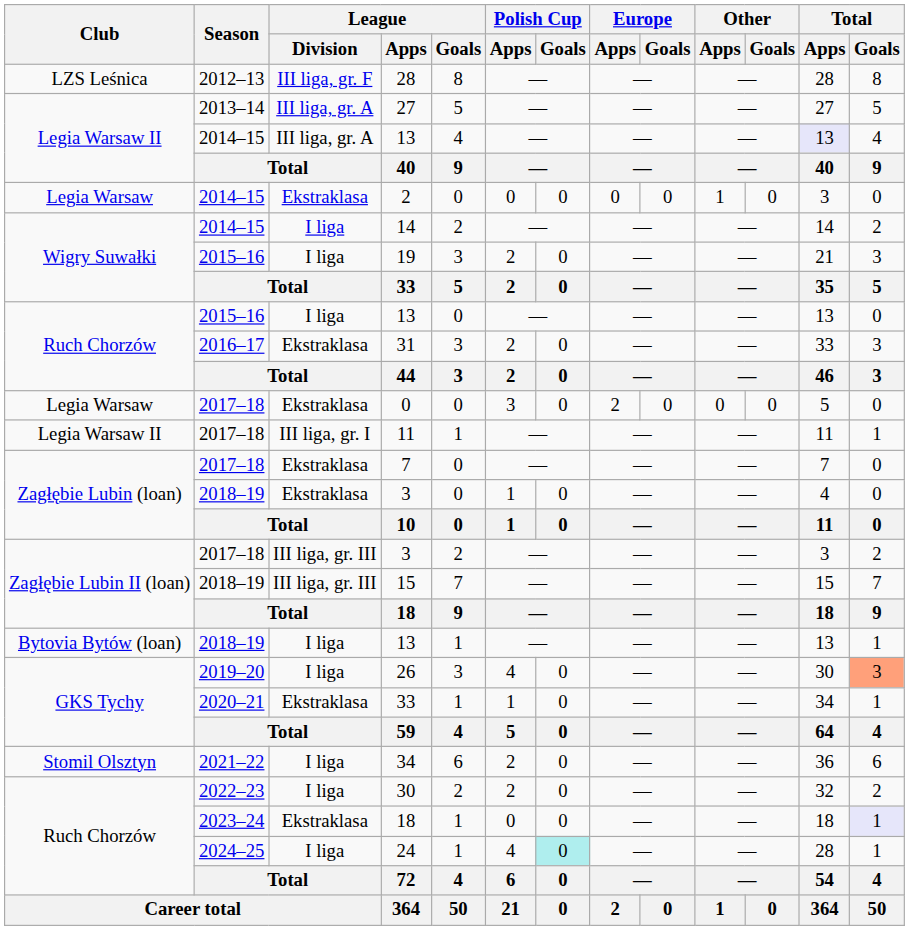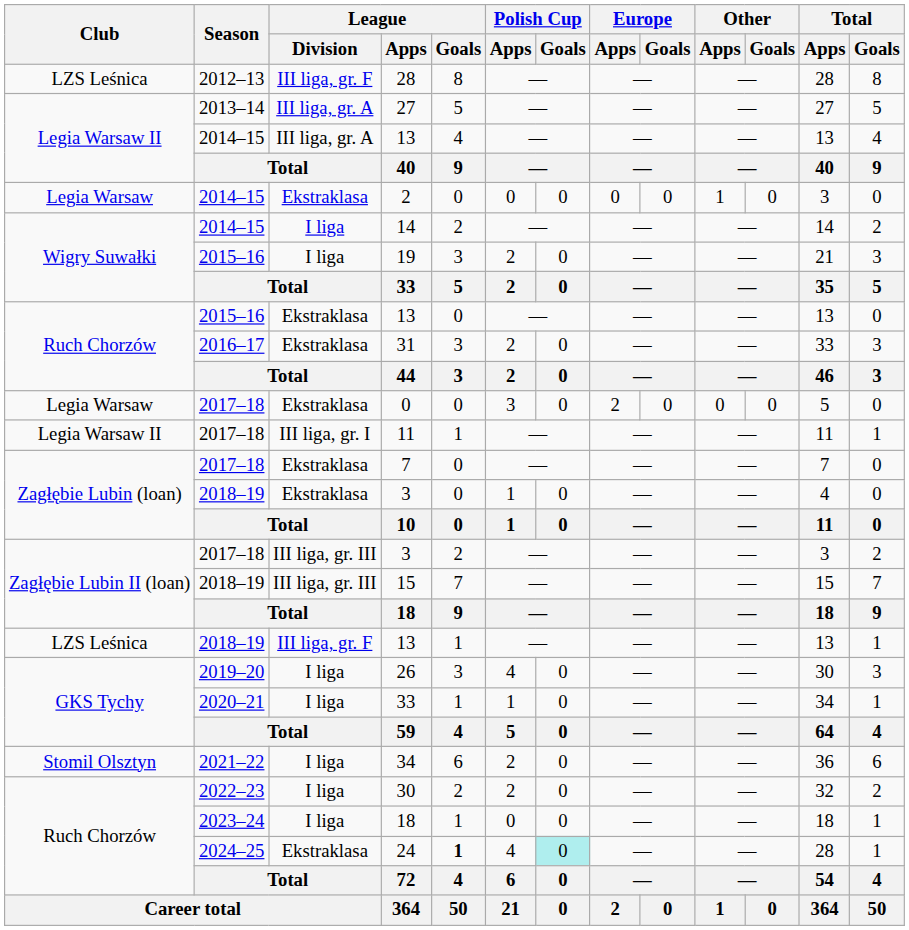(825, 138) lavender background -> (825, 138) no background
(325, 316) I liga -> (325, 316) Ekstraklasa
(100, 642) Bytovia Bytów (loan) -> (100, 642) LZS Leśnica
(325, 642) I liga -> (325, 642) III liga, gr. F
(877, 672) lightsalmon background -> (877, 672) no background
(325, 702) Ekstraklasa -> (325, 702) I liga
(325, 820) Ekstraklasa -> (325, 820) I liga
(877, 820) lavender background -> (877, 820) no background
(325, 850) I liga -> (325, 850) Ekstraklasa
(458, 850) normal -> (458, 850) bold
